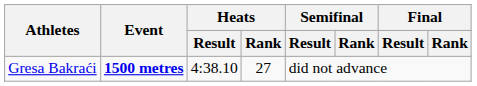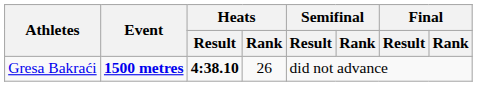(214, 69) normal -> (215, 69) bold
(263, 69) 27 -> (264, 69) 26
